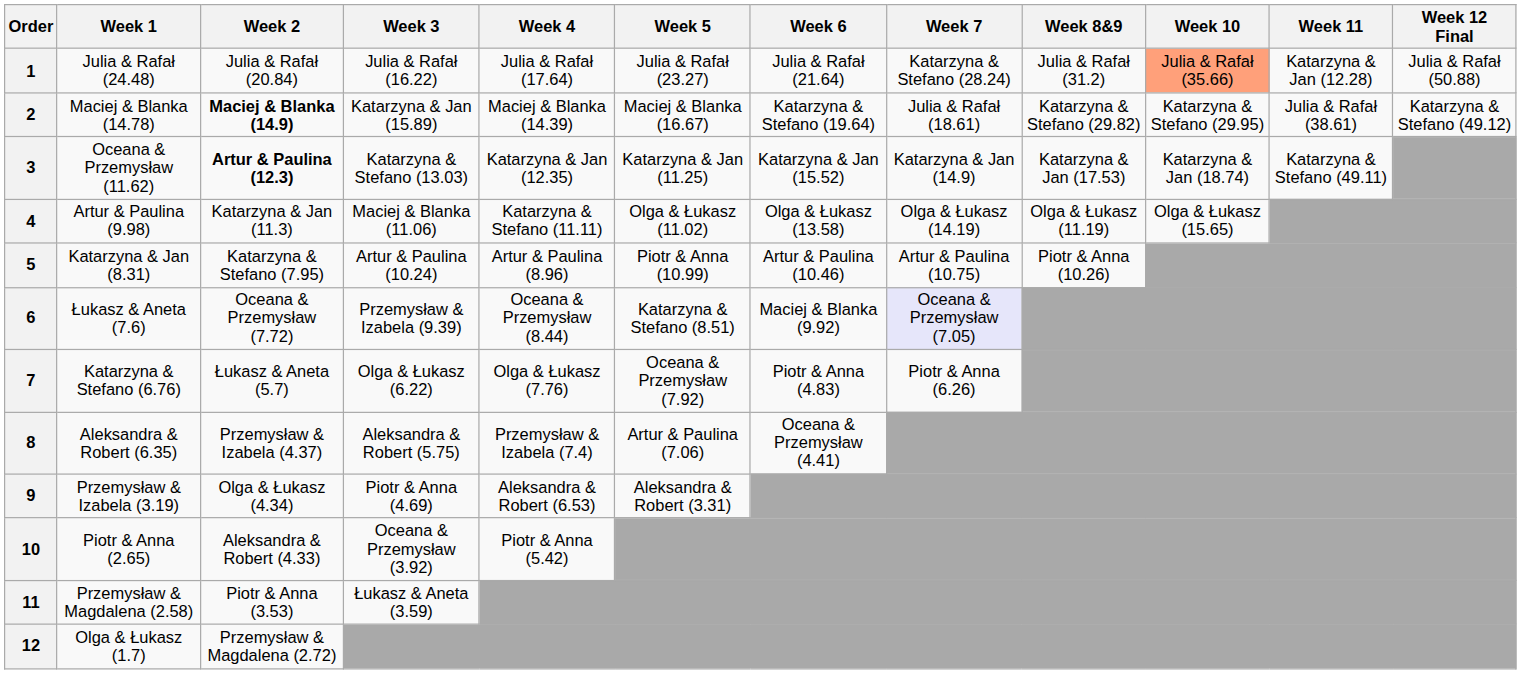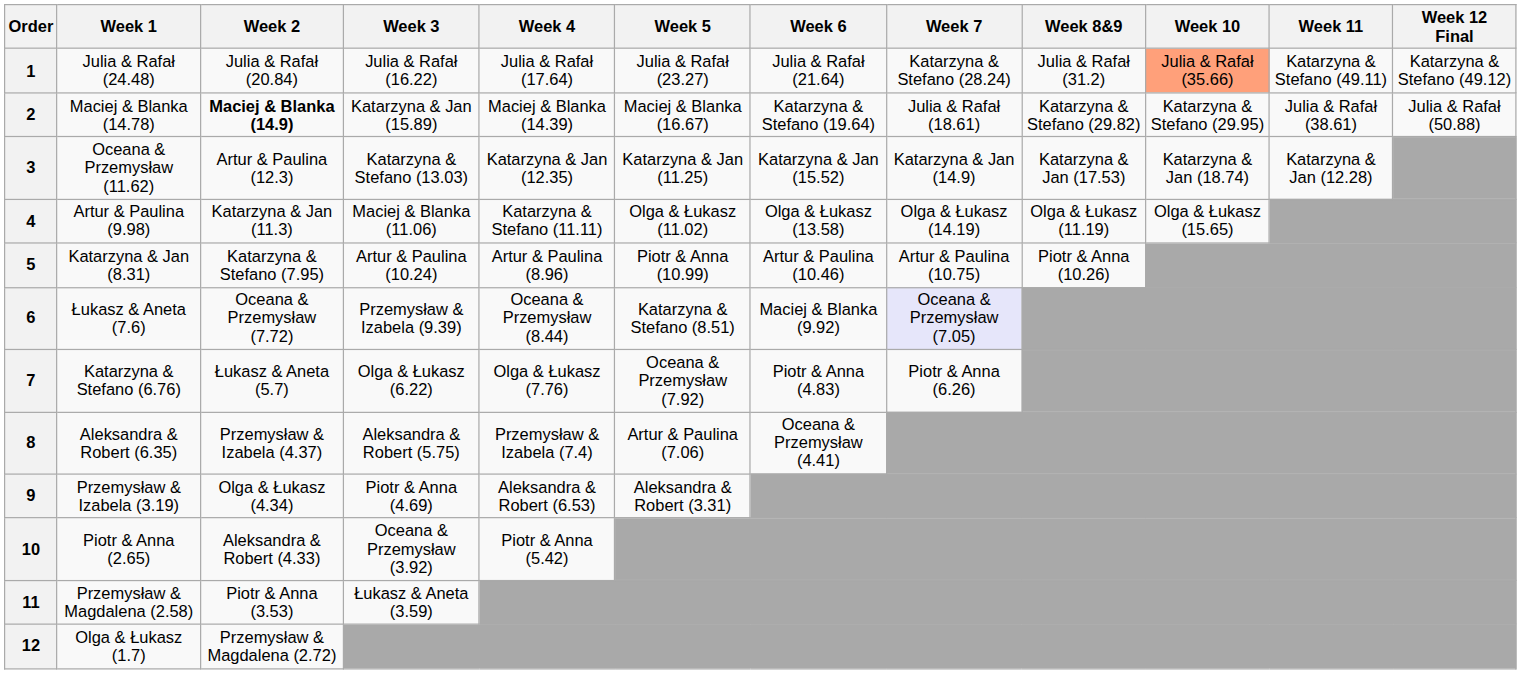(1331, 70) Katarzyna & Jan (12.28) -> (1331, 70) Katarzyna & Stefano (49.11)
(1454, 70) Julia & Rafał (50.88) -> (1454, 70) Katarzyna & Stefano (49.12)
(1454, 114) Katarzyna & Stefano (49.12) -> (1454, 114) Julia & Rafał (50.88)
(272, 168) bold -> (272, 168) normal
(1331, 168) Katarzyna & Stefano (49.11) -> (1331, 168) Katarzyna & Jan (12.28)
